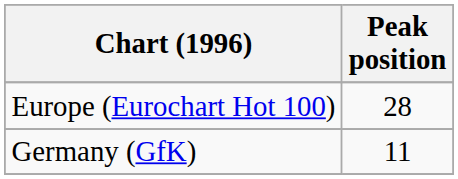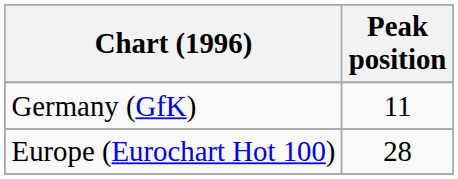rows swapped: (173, 105) <-> (104, 151)
